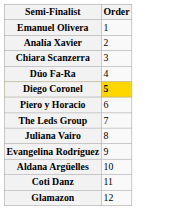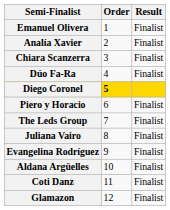+ column: (149, 12)
